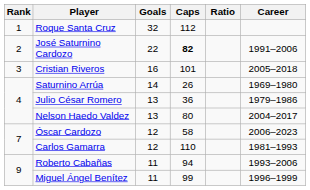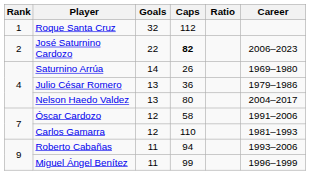(273, 48) 1991–2006 -> (273, 48) 2006–2023
- row: (70, 69)
(273, 131) 2006–2023 -> (273, 116) 1991–2006
